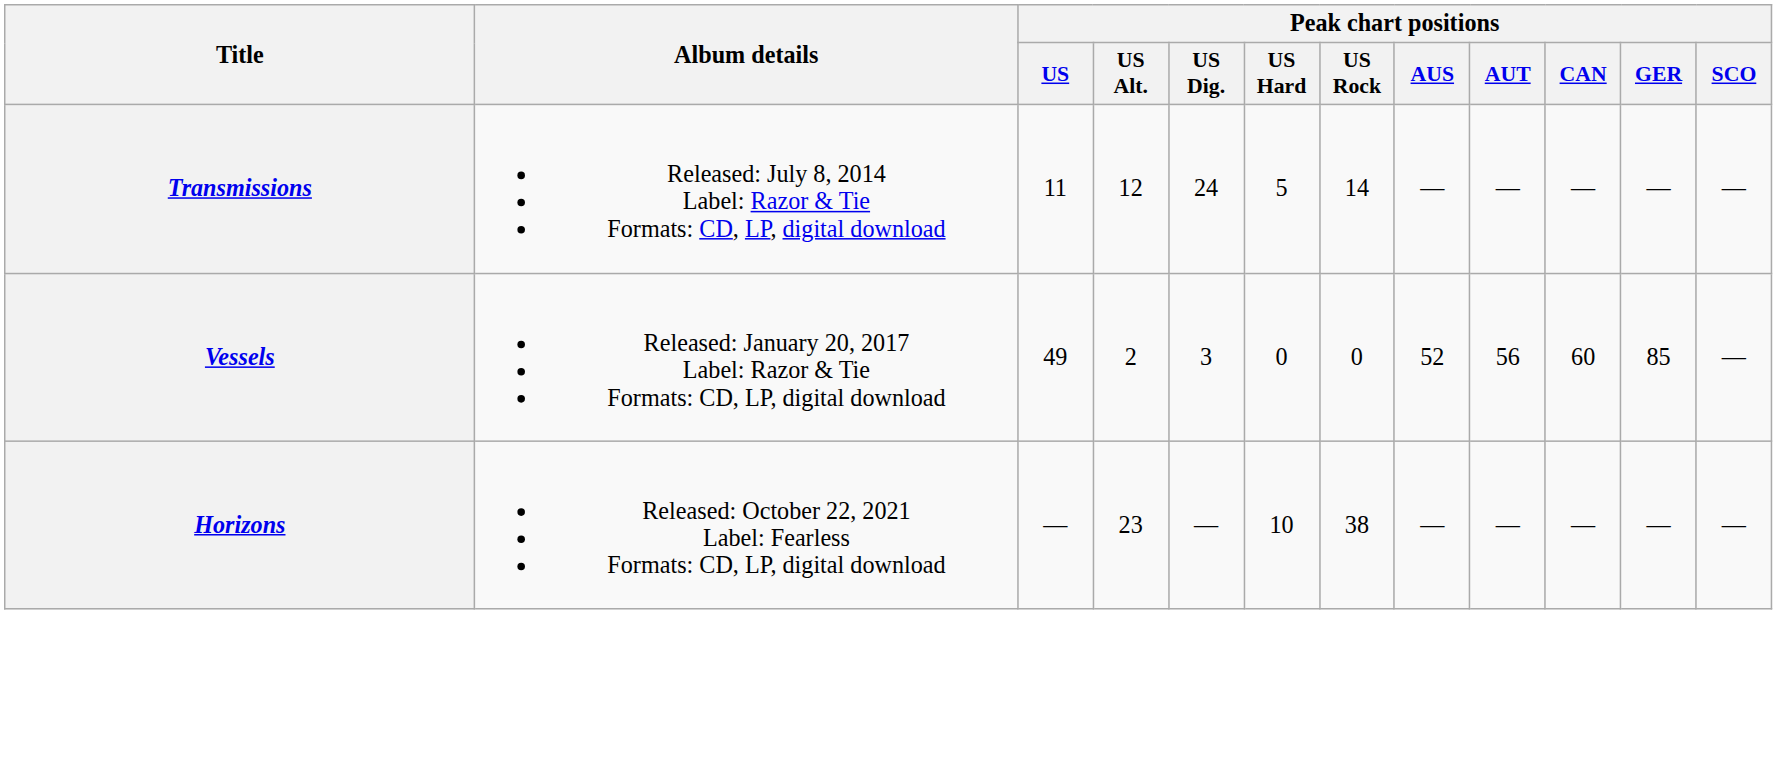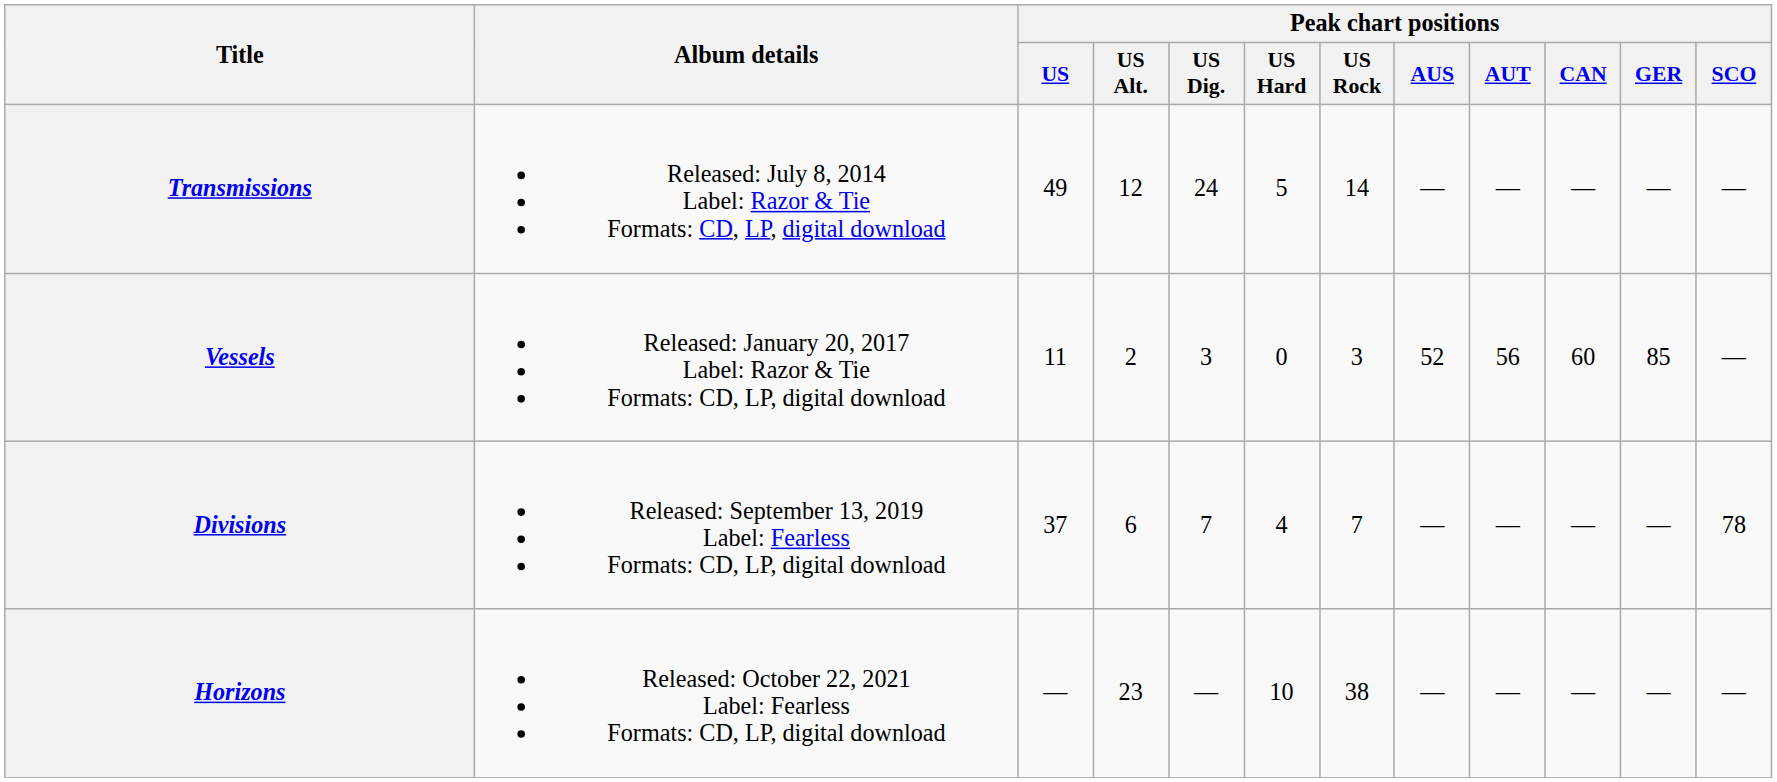(1055, 188) 11 -> (1055, 188) 49
(1055, 356) 49 -> (1055, 356) 11
(1357, 356) 0 -> (1357, 356) 3
+ row: (240, 524)
